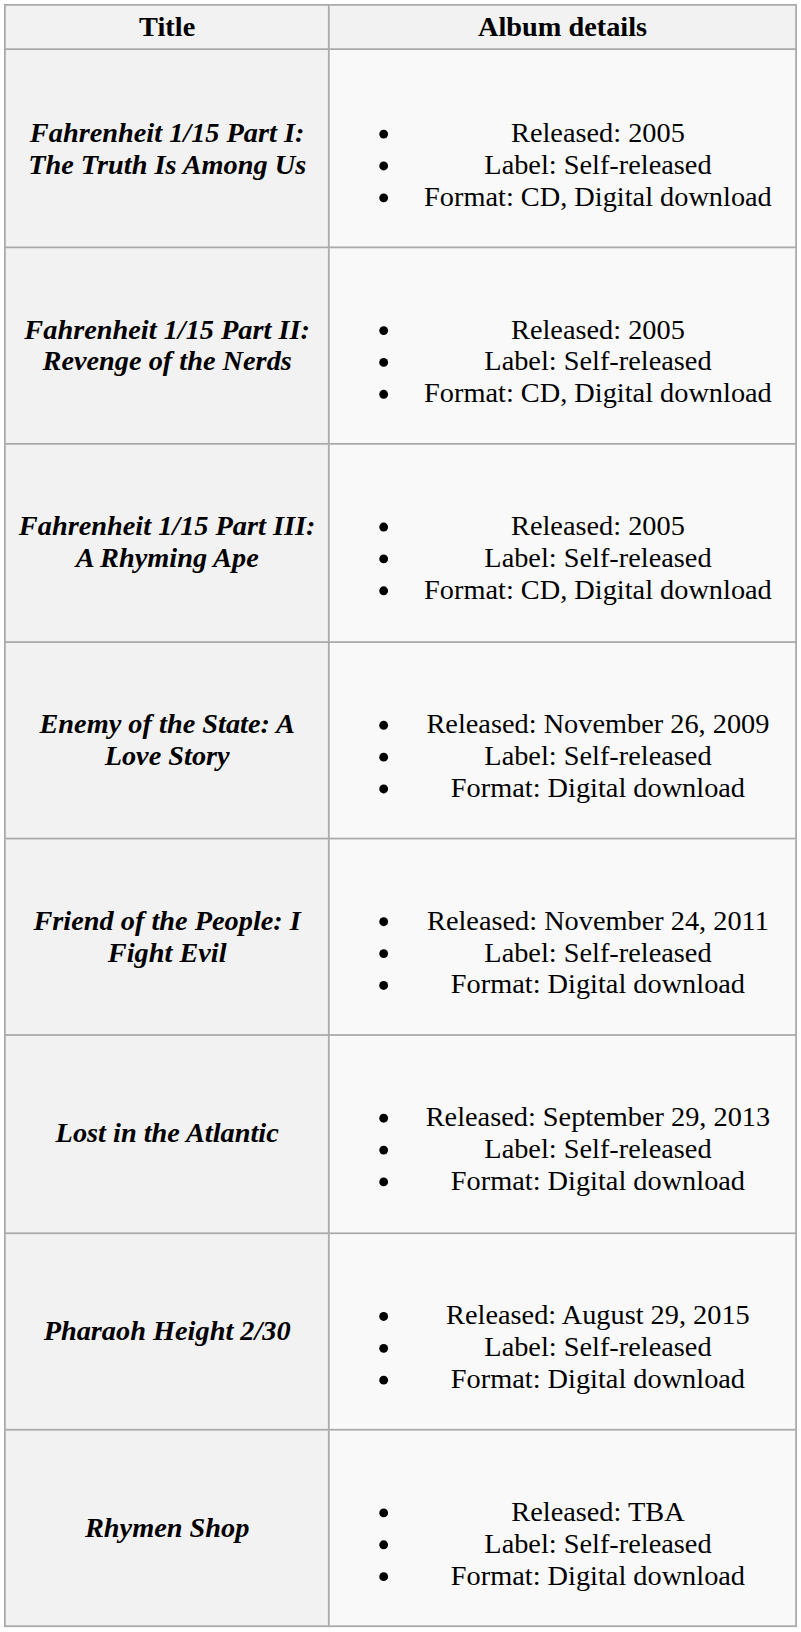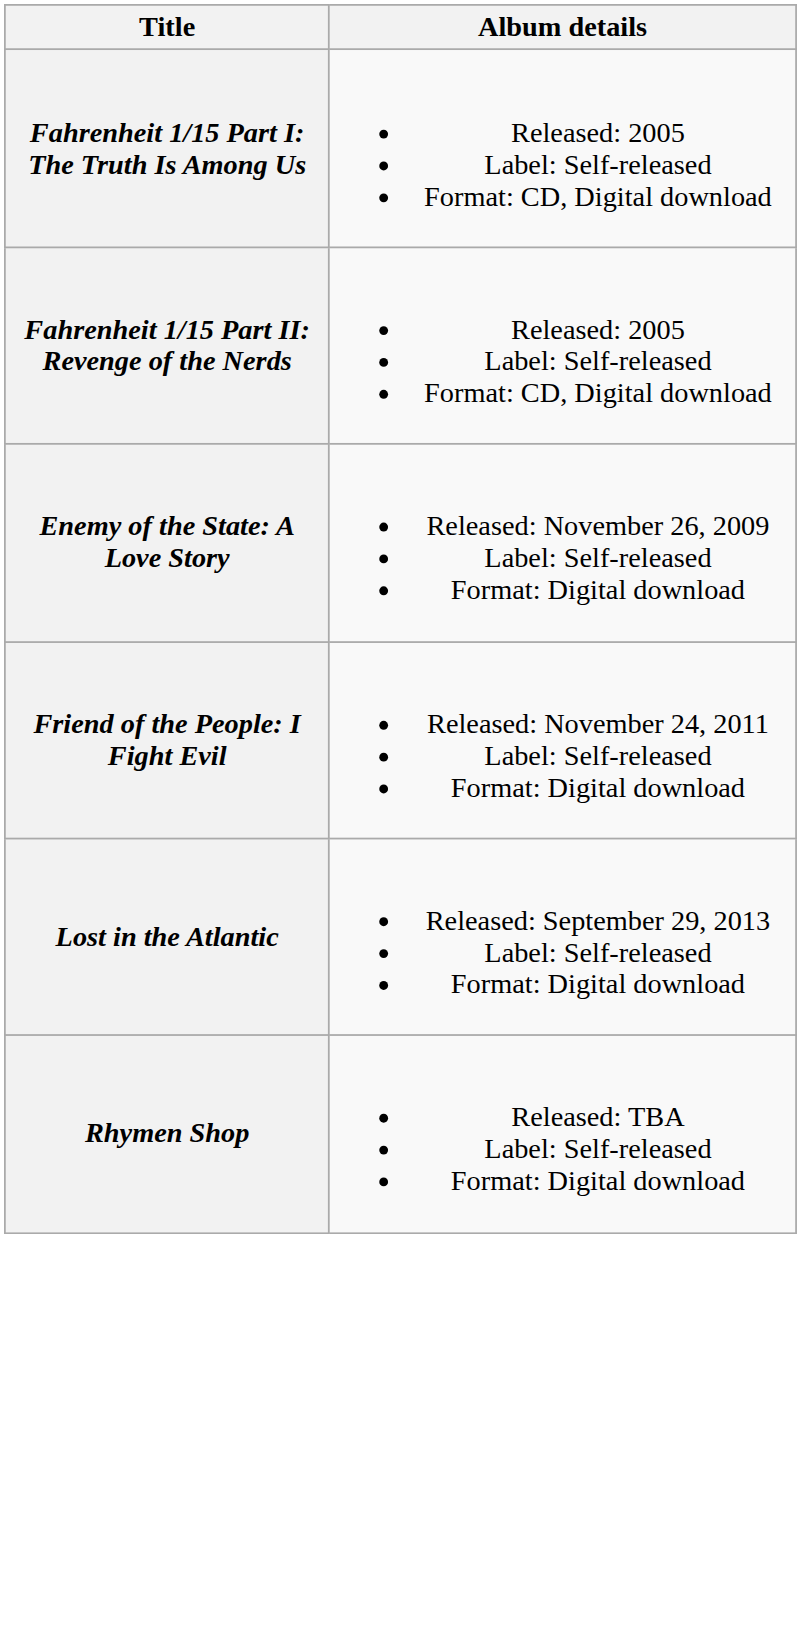- row: (167, 542)
- row: (167, 1330)
